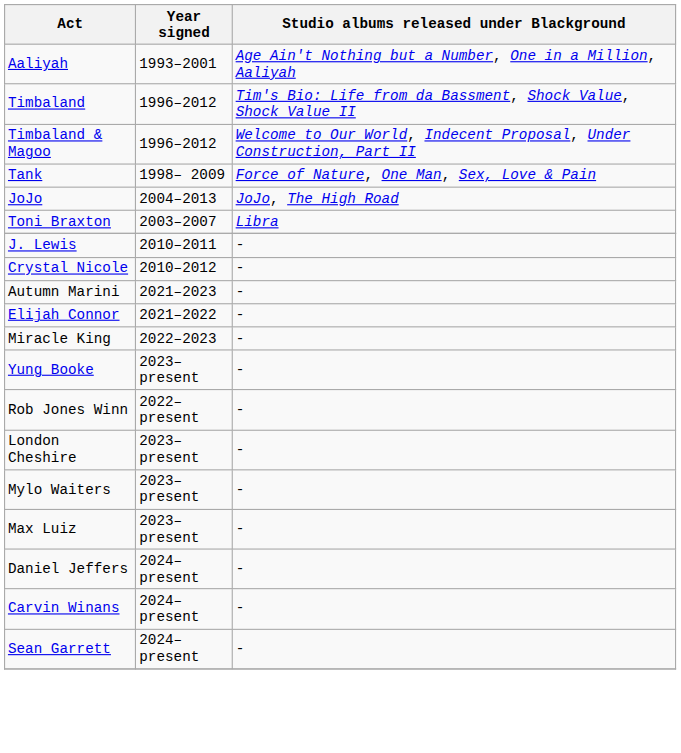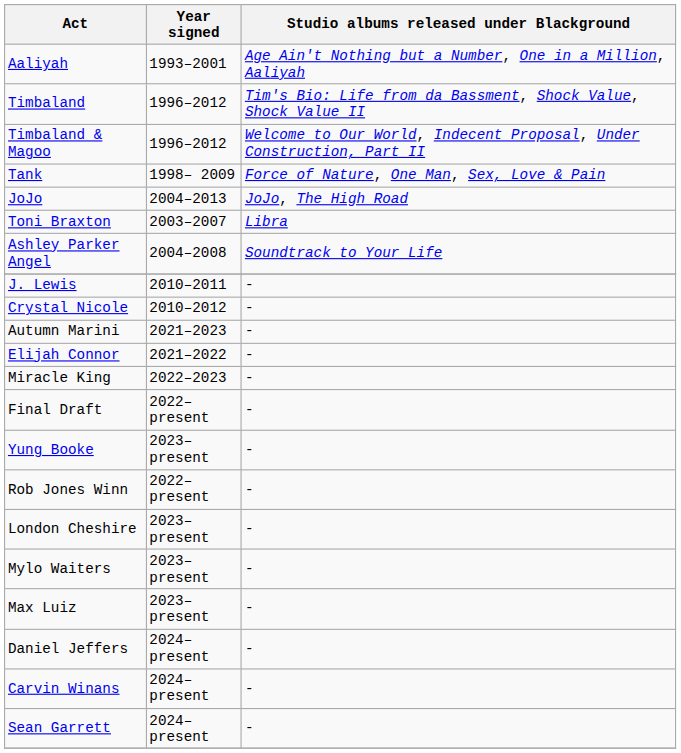+ row: (64, 254)
+ row: (55, 410)
